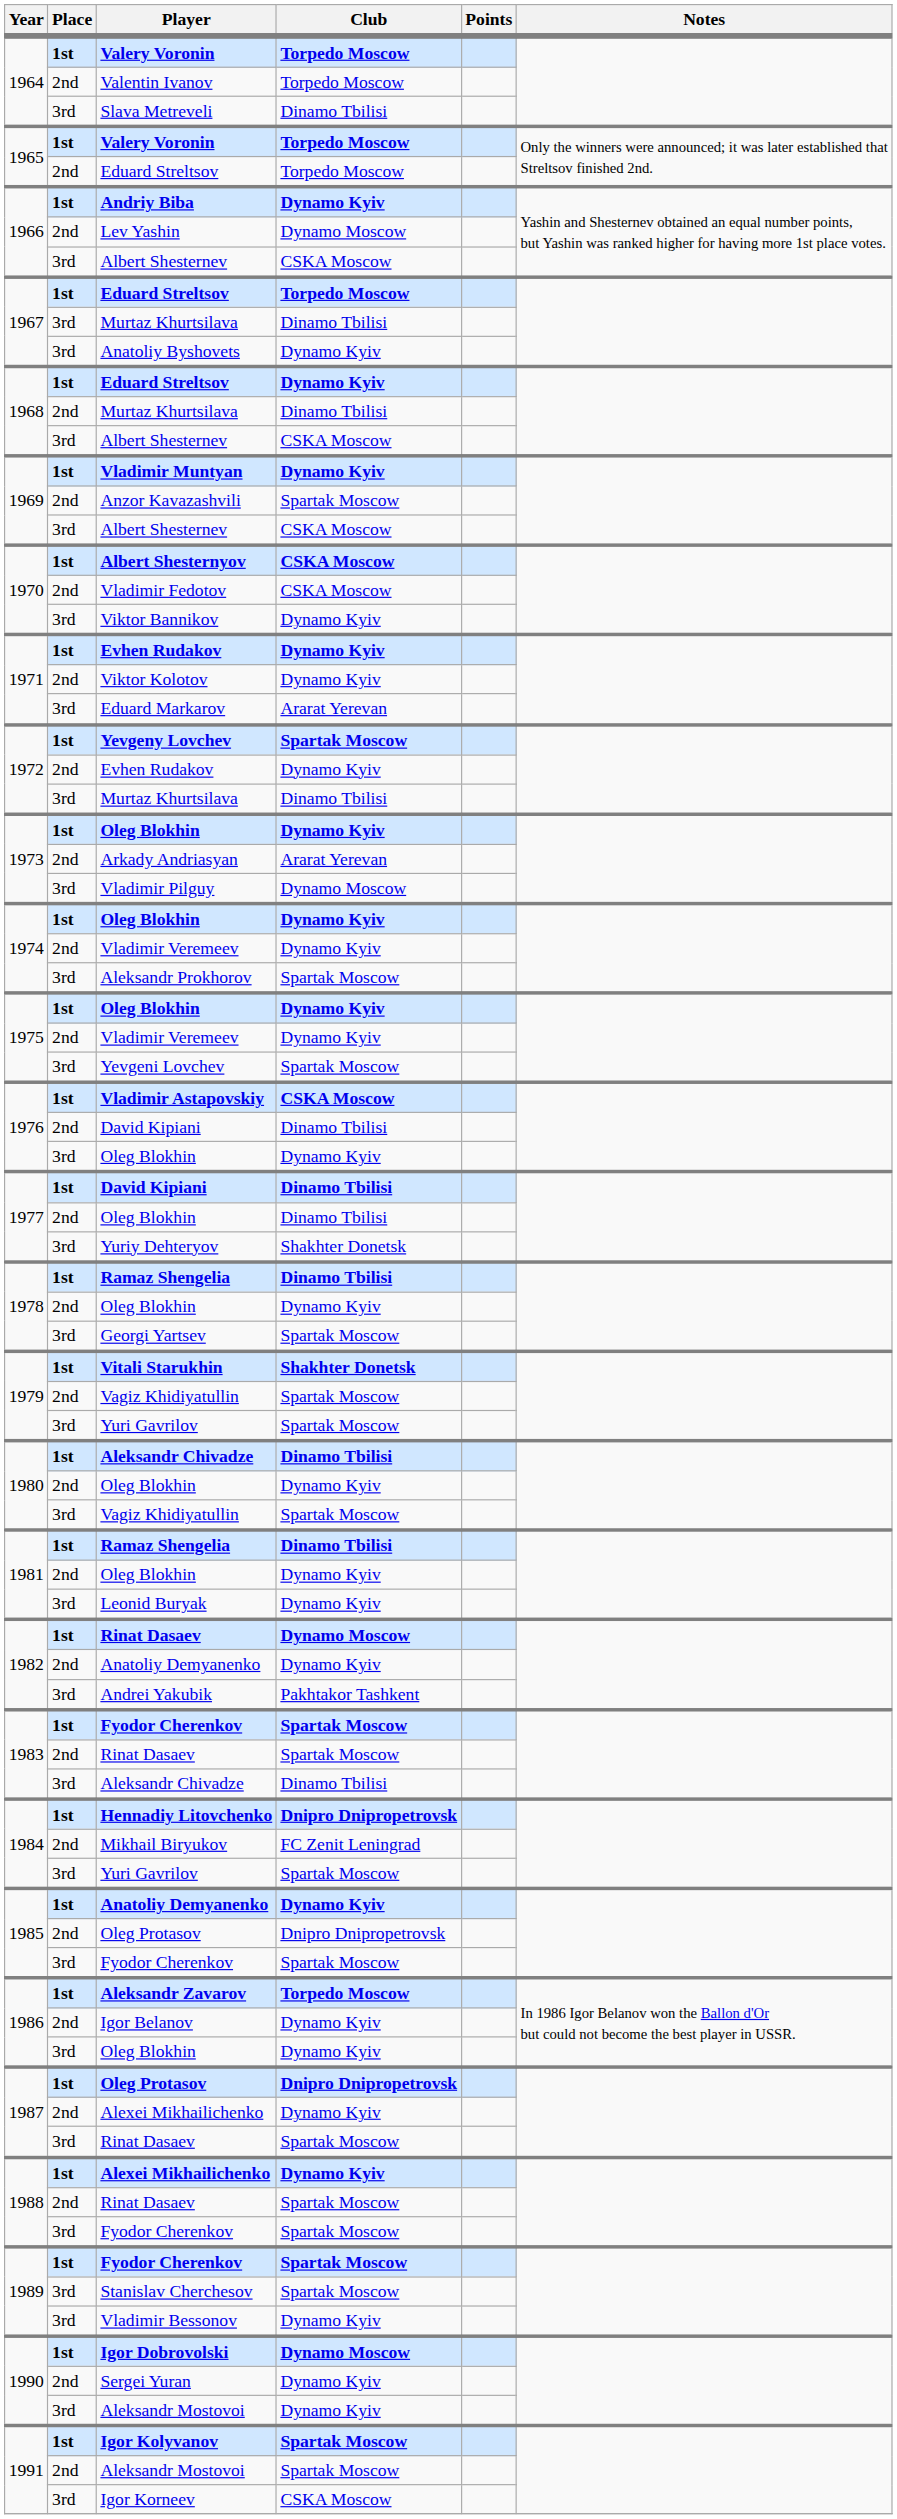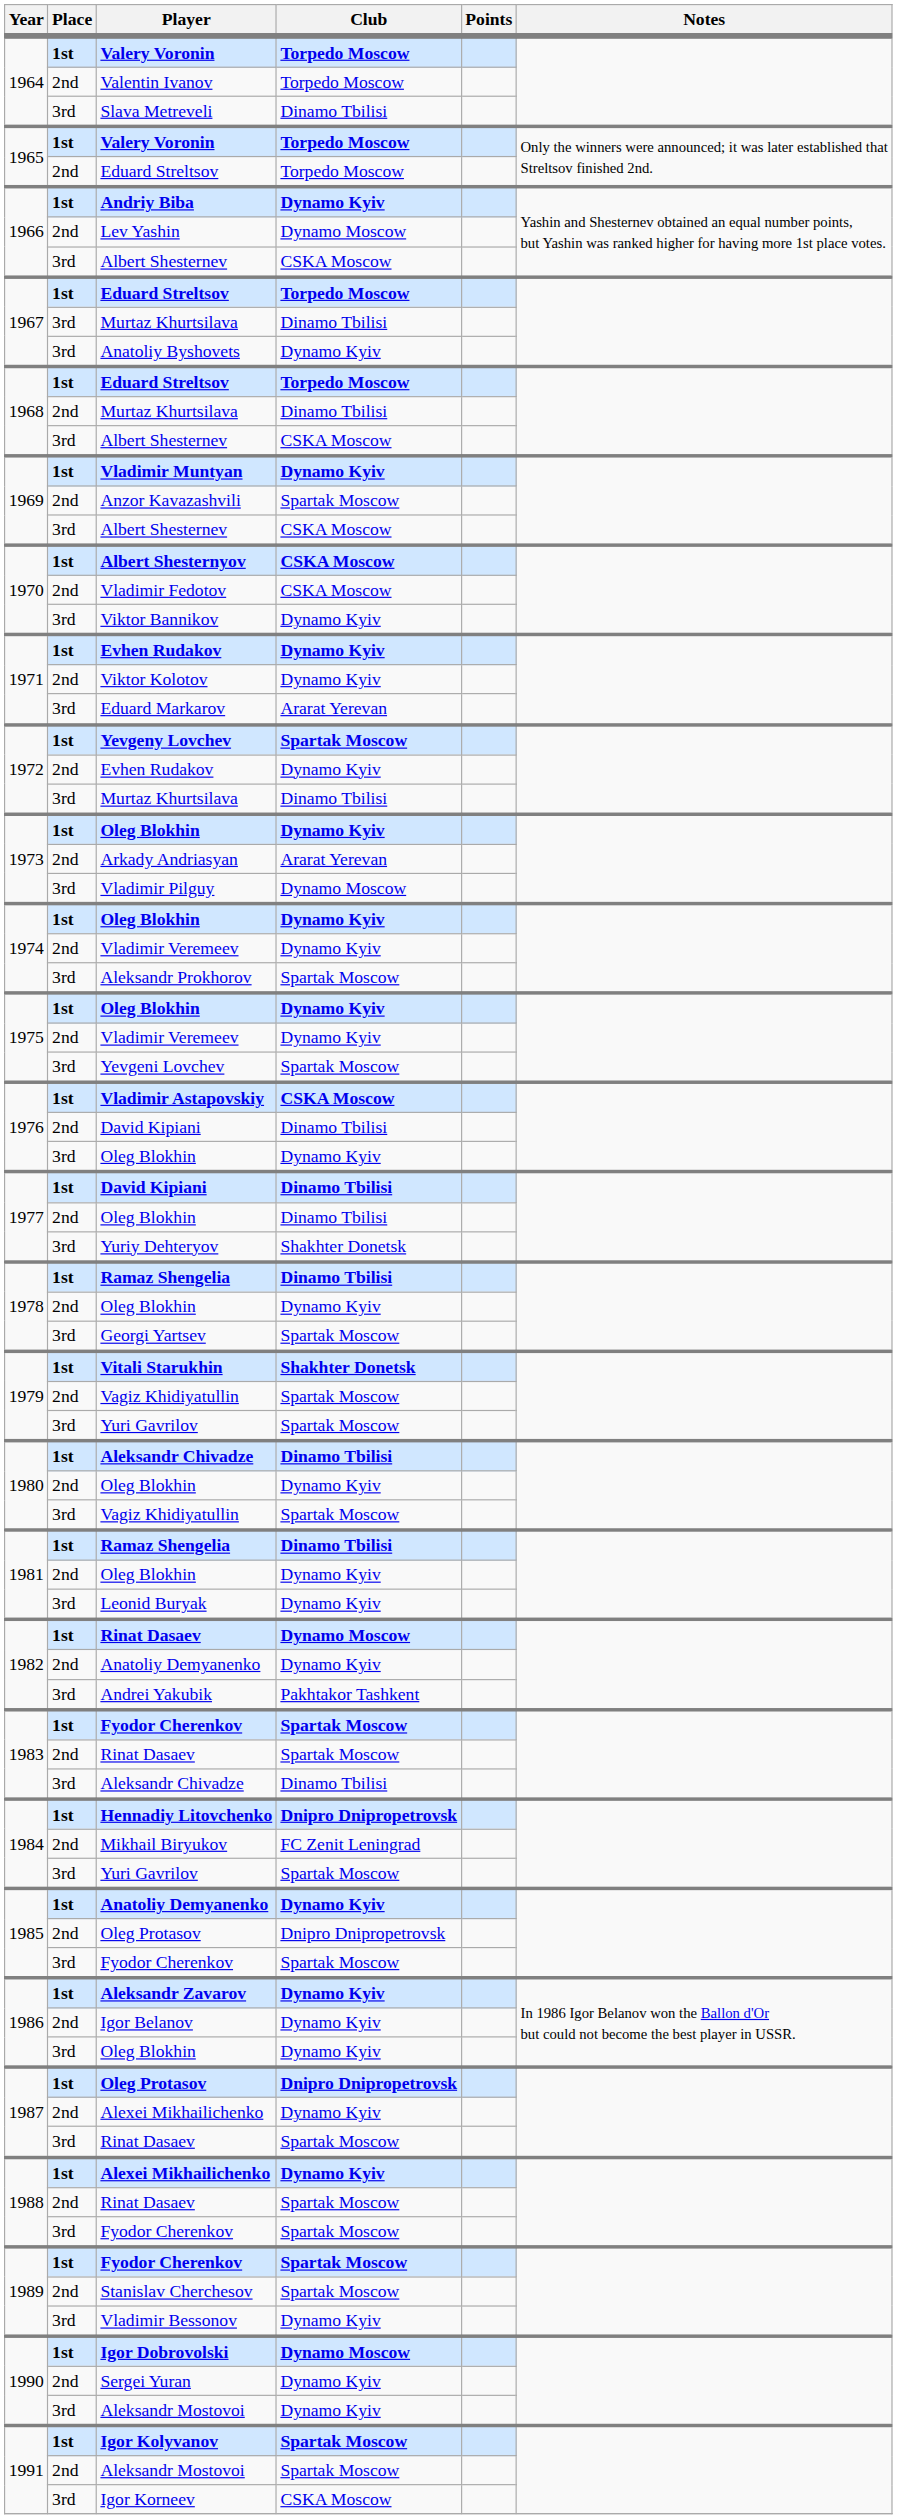(333, 382) Dynamo Kyiv -> (345, 382) Torpedo Moscow
(345, 1993) Torpedo Moscow -> (333, 1993) Dynamo Kyiv
(64, 2291) 3rd -> (65, 2291) 2nd
